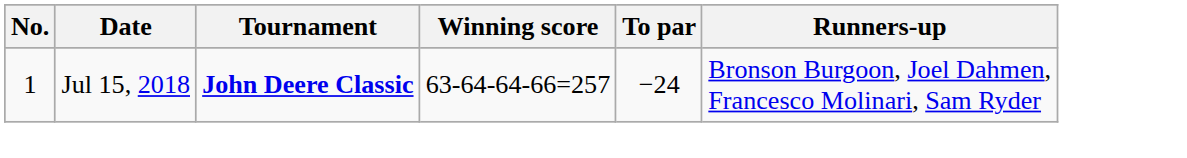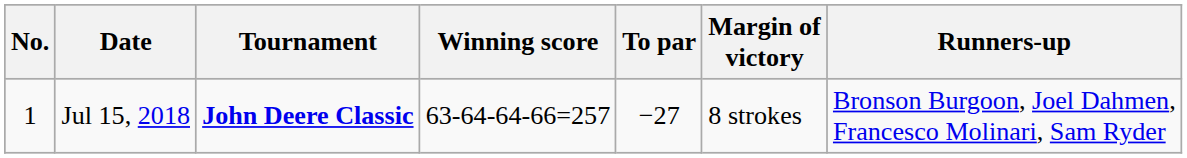+ column: (765, 41)
(659, 84) −24 -> (659, 115) −27
